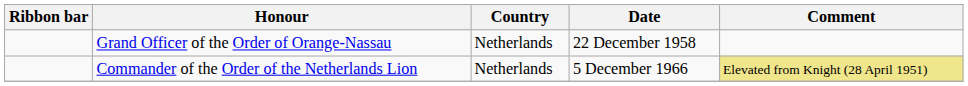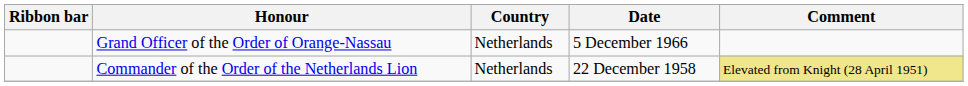(634, 42) 22 December 1958 -> (630, 42) 5 December 1966
(630, 68) 5 December 1966 -> (634, 68) 22 December 1958
